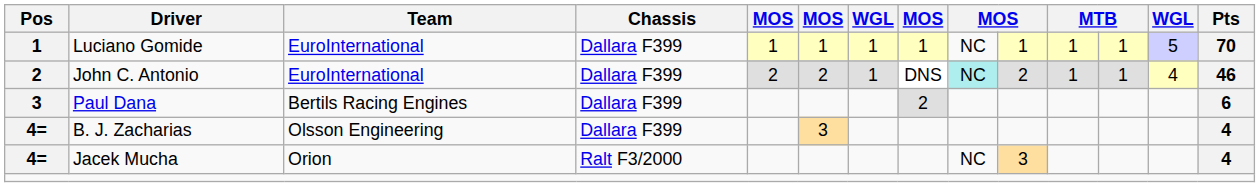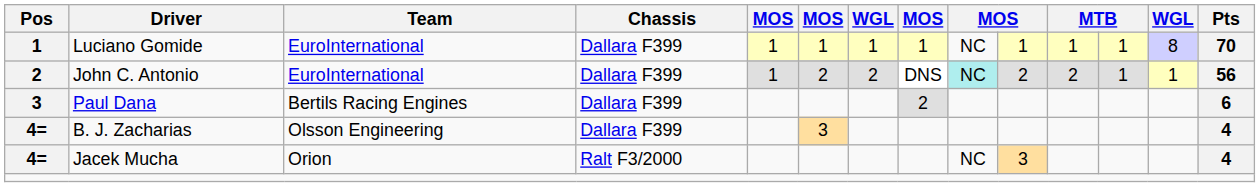(1173, 46) 5 -> (1173, 46) 8
(773, 74) 2 -> (773, 74) 1
(873, 74) 1 -> (873, 74) 2
(1073, 74) 1 -> (1073, 74) 2
(1173, 74) 4 -> (1173, 74) 1
(1226, 74) 46 -> (1226, 74) 56
